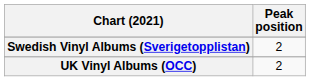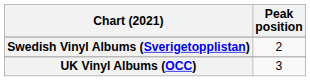(279, 66) 2 -> (279, 66) 3
